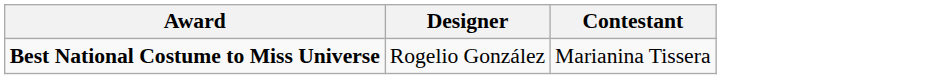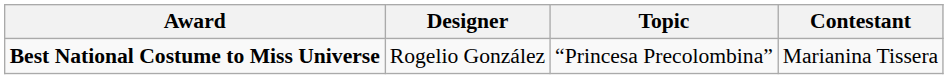+ column: (664, 21)
